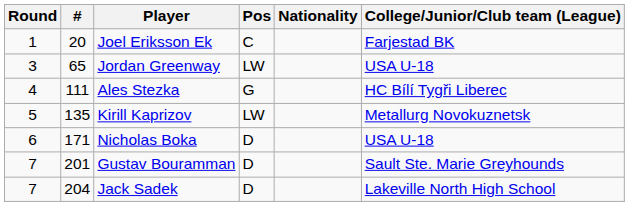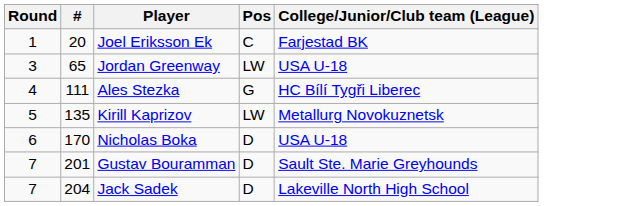- column: (318, 16)
(77, 139) 171 -> (77, 139) 170
